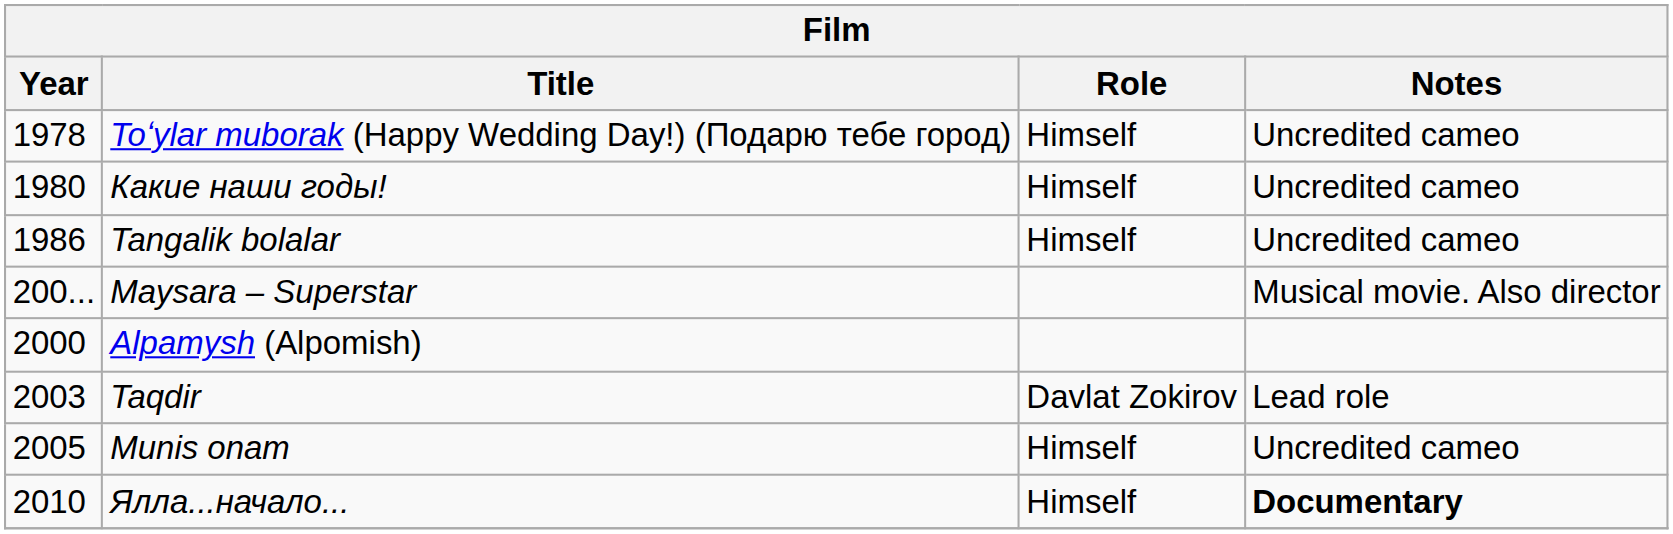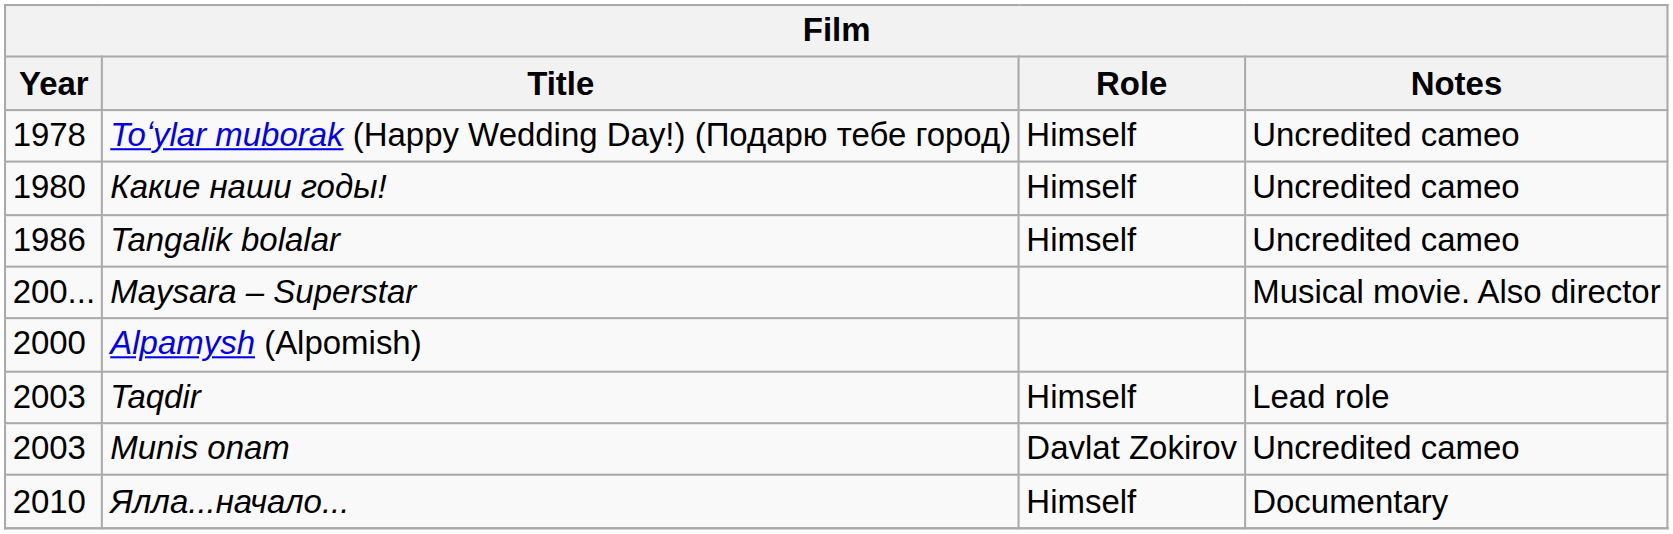(1132, 396) Davlat Zokirov -> (1081, 396) Himself
(49, 448) 2005 -> (49, 448) 2003
(1081, 448) Himself -> (1132, 448) Davlat Zokirov
(1358, 501) bold -> (1350, 501) normal
